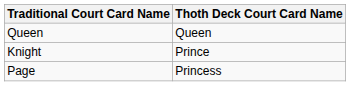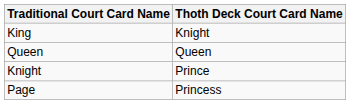+ row: (19, 33)
